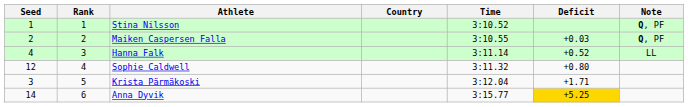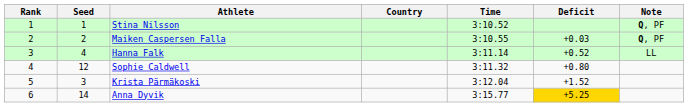columns swapped: (84, 11) <-> (31, 11)
(576, 81) +1.71 -> (576, 81) +1.52
